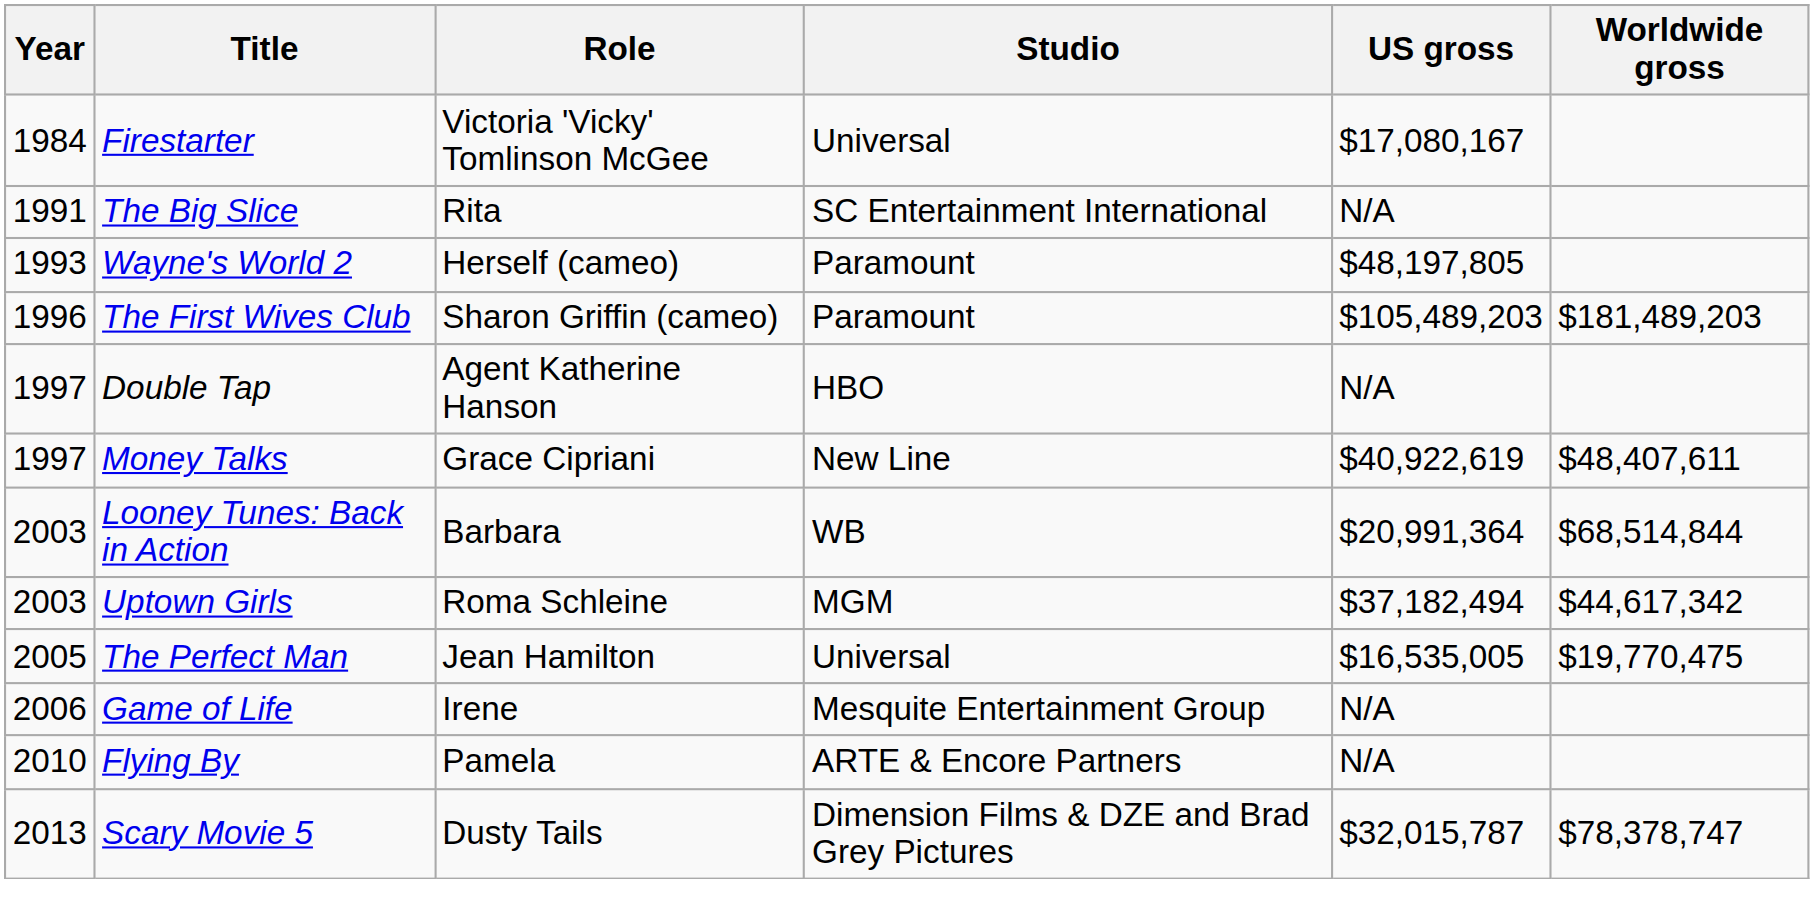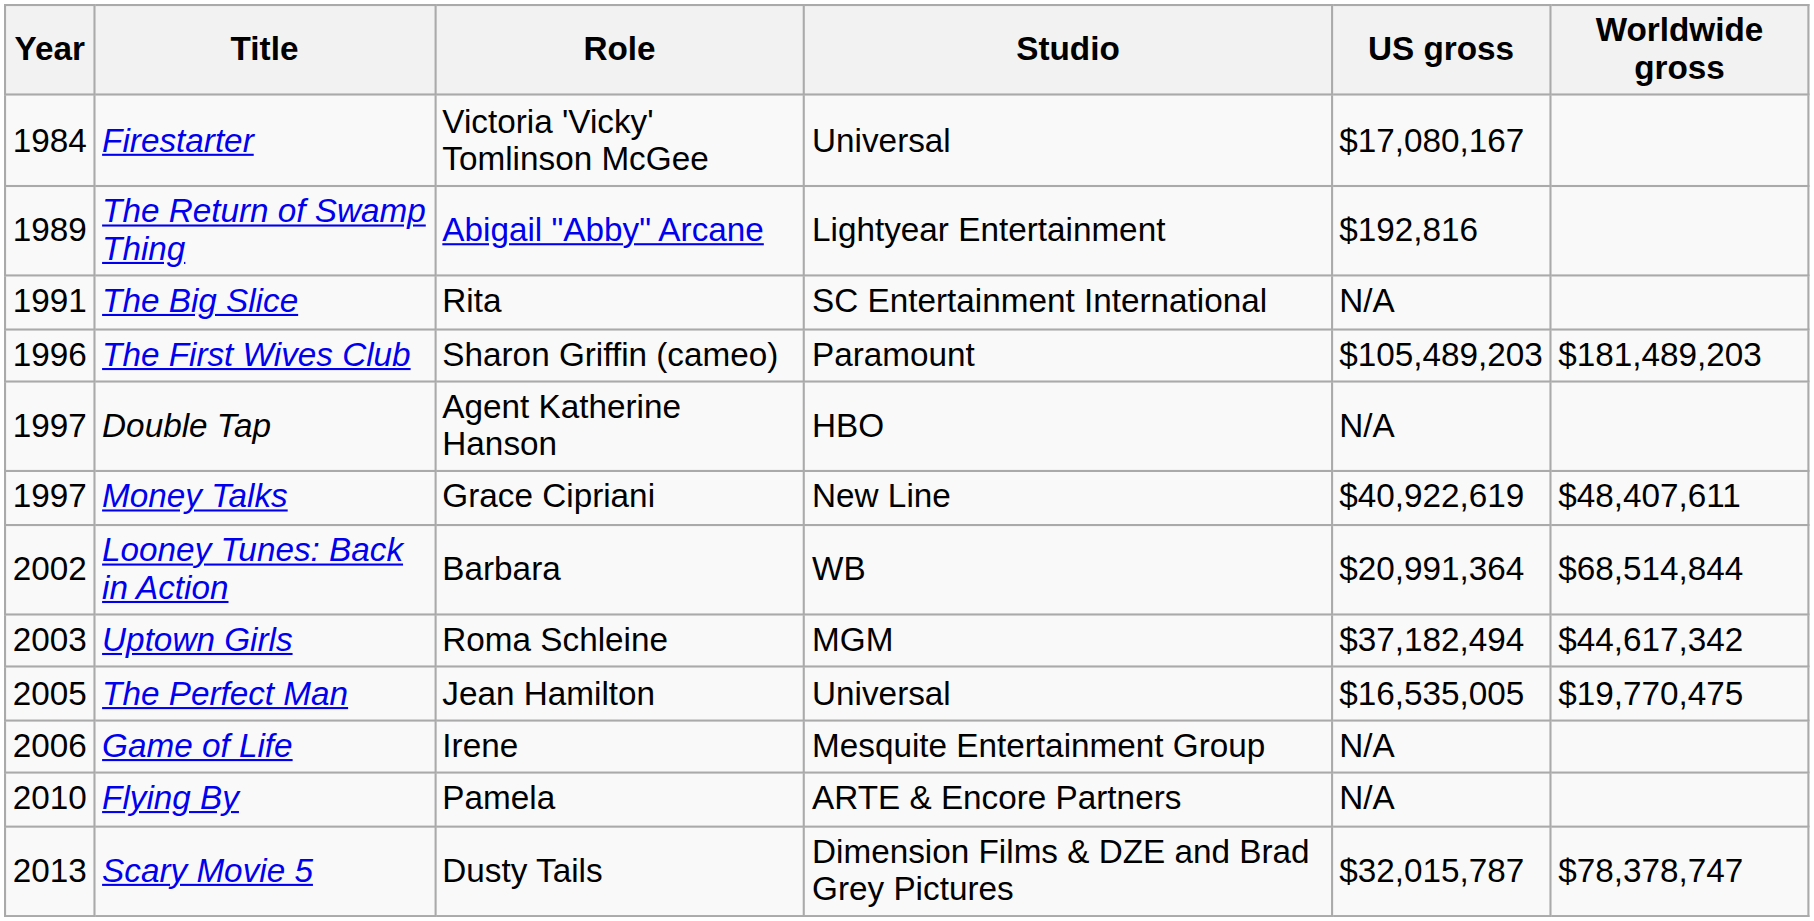+ row: (264, 230)
- row: (227, 264)
(50, 531) 2003 -> (50, 568) 2002
